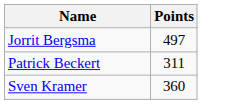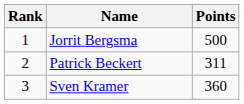+ column: (25, 16)
(174, 39) 497 -> (216, 39) 500
